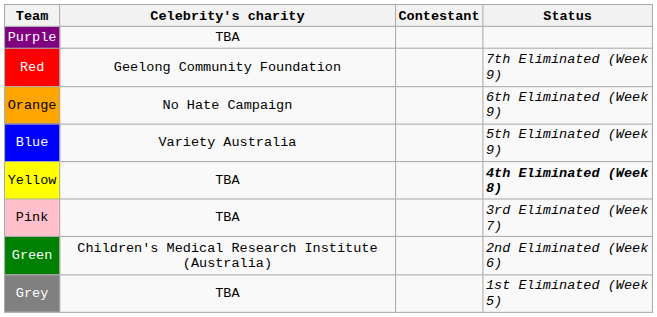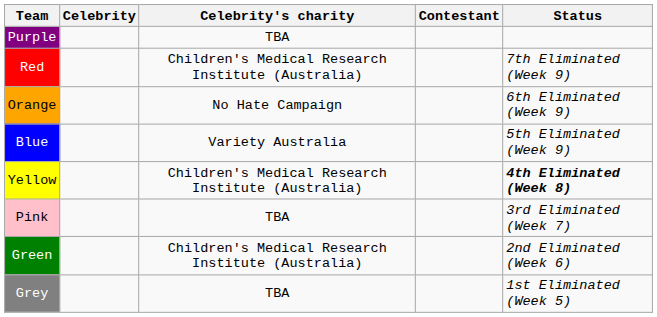+ column: (99, 16)
(227, 67) Geelong Community Foundation -> (277, 67) Children's Medical Research Institute (Australia)
(227, 180) TBA -> (277, 180) Children's Medical Research Institute (Australia)
